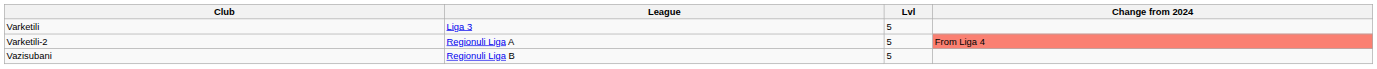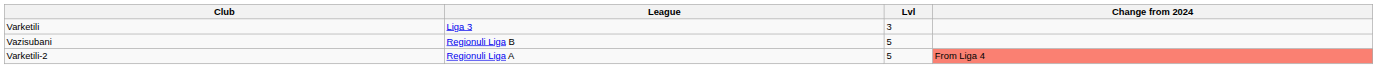(889, 26) 5 -> (889, 26) 3
rows swapped: (27, 41) <-> (29, 56)
